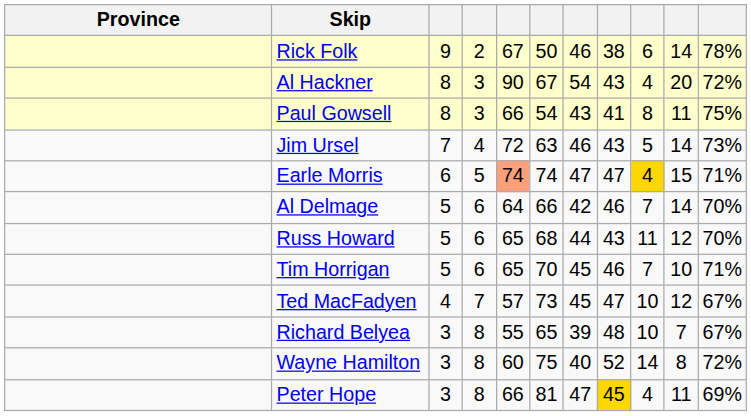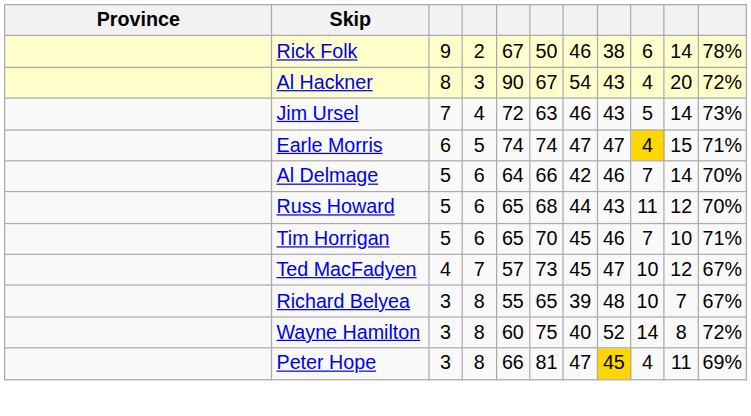- row: (334, 113)
(513, 176) lightsalmon background -> (513, 144) no background
